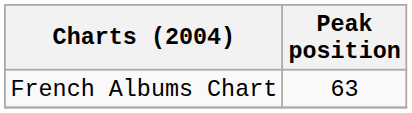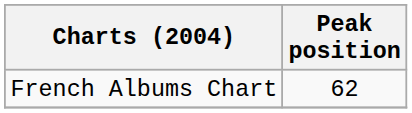(345, 89) 63 -> (345, 89) 62
